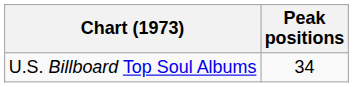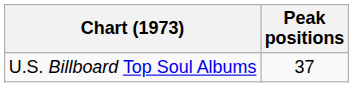(304, 67) 34 -> (304, 67) 37
